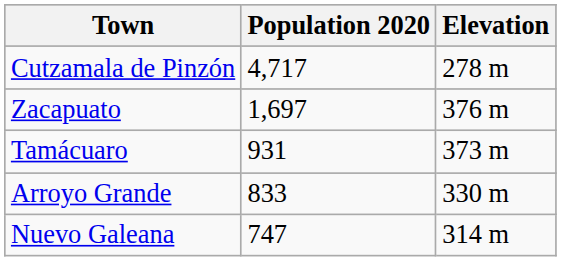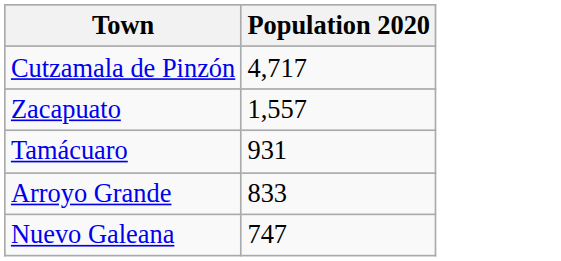- column: (496, 25)
(277, 109) 1,697 -> (277, 109) 1,557
